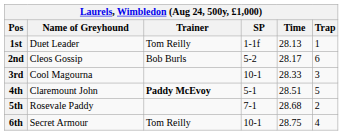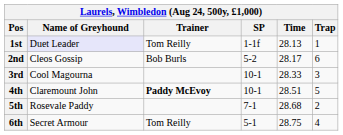(54, 43) no background -> (54, 43) lavender background
(250, 91) 5-1 -> (253, 91) 10-1
(253, 122) 10-1 -> (250, 122) 5-1
